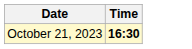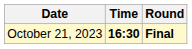+ column: (165, 14)
